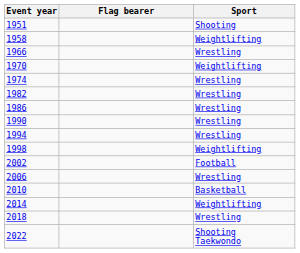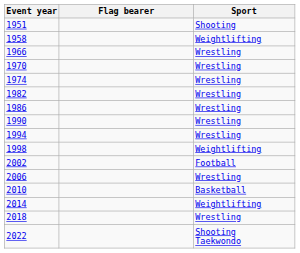(228, 66) Weightlifting -> (218, 66) Wrestling
